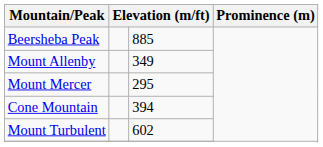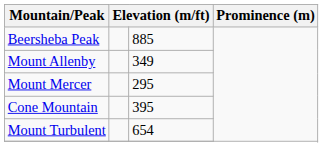(143, 107) 394 -> (143, 107) 395
(143, 130) 602 -> (143, 130) 654
